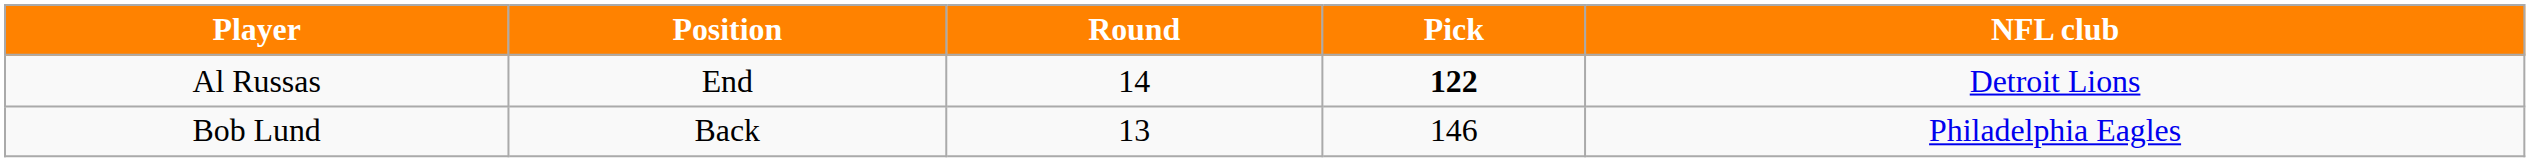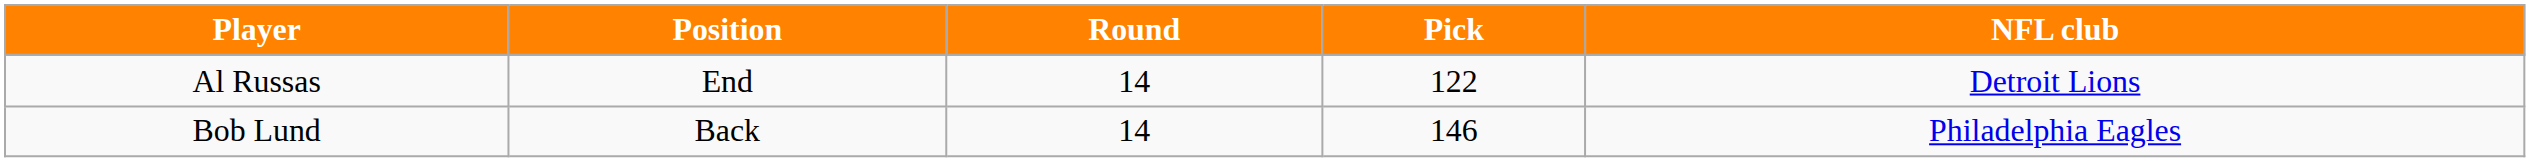(1454, 80) bold -> (1454, 80) normal
(1134, 130) 13 -> (1134, 130) 14
